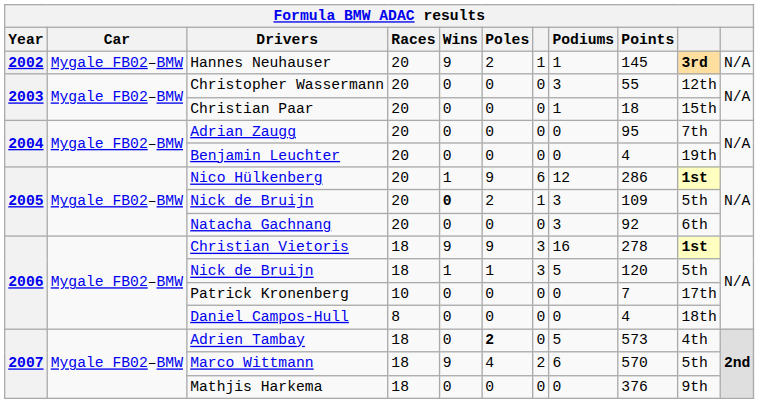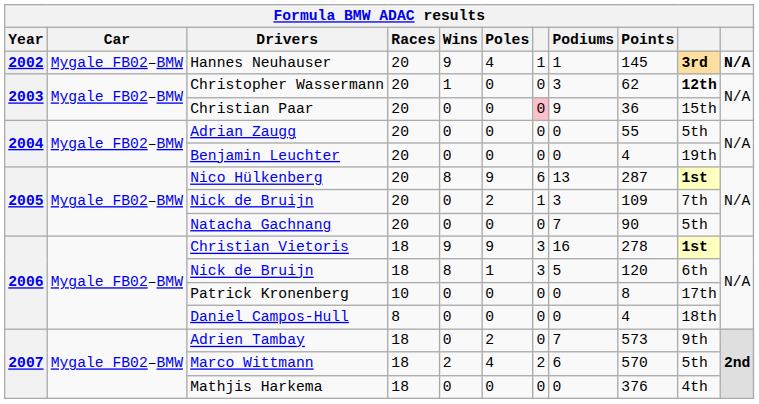(490, 63) 2 -> (490, 63) 4
(737, 63) normal -> (737, 63) bold
(447, 86) 0 -> (447, 86) 1
(630, 86) 55 -> (630, 86) 62
(699, 86) normal -> (699, 86) bold
(541, 109) no background -> (541, 109) pink background
(557, 109) 1 -> (557, 109) 9
(630, 109) 18 -> (630, 109) 36
(630, 132) 95 -> (630, 132) 55
(695, 132) 7th -> (695, 132) 5th
(447, 178) 1 -> (447, 178) 8
(561, 178) 12 -> (561, 178) 13
(635, 178) 286 -> (635, 178) 287
(447, 201) bold -> (447, 201) normal
(695, 201) 5th -> (695, 201) 7th
(557, 225) 3 -> (557, 225) 7
(630, 225) 92 -> (630, 225) 90
(695, 225) 6th -> (695, 225) 5th
(447, 271) 1 -> (447, 271) 8
(695, 271) 5th -> (695, 271) 6th
(626, 294) 7 -> (626, 294) 8
(490, 340) bold -> (490, 340) normal
(557, 340) 5 -> (557, 340) 7
(695, 340) 4th -> (695, 340) 9th
(447, 364) 9 -> (447, 364) 2
(695, 387) 9th -> (695, 387) 4th
